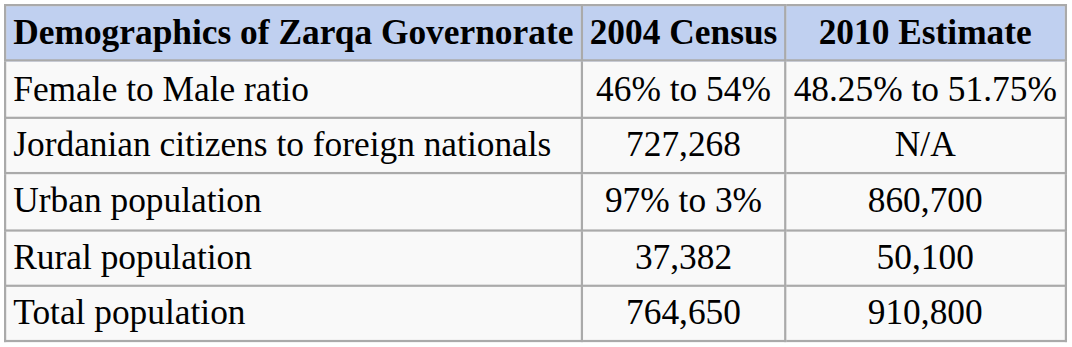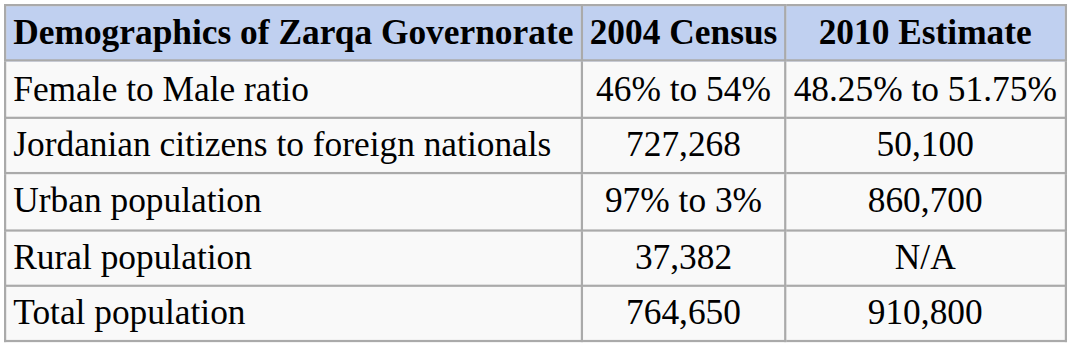(925, 144) N/A -> (925, 144) 50,100
(925, 256) 50,100 -> (925, 256) N/A
